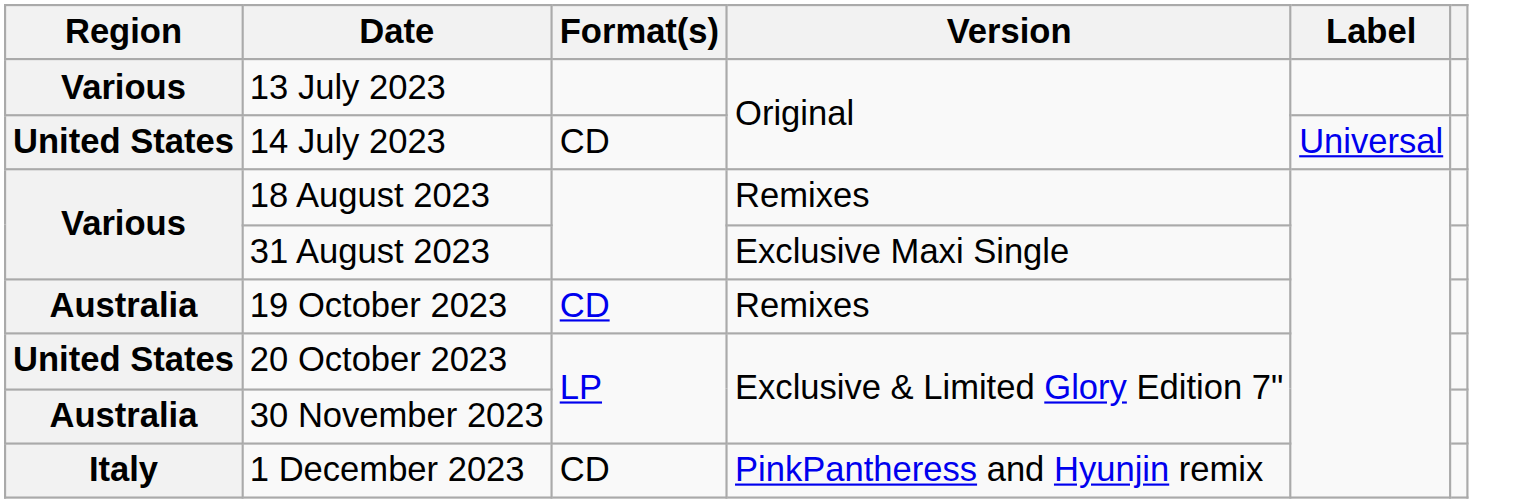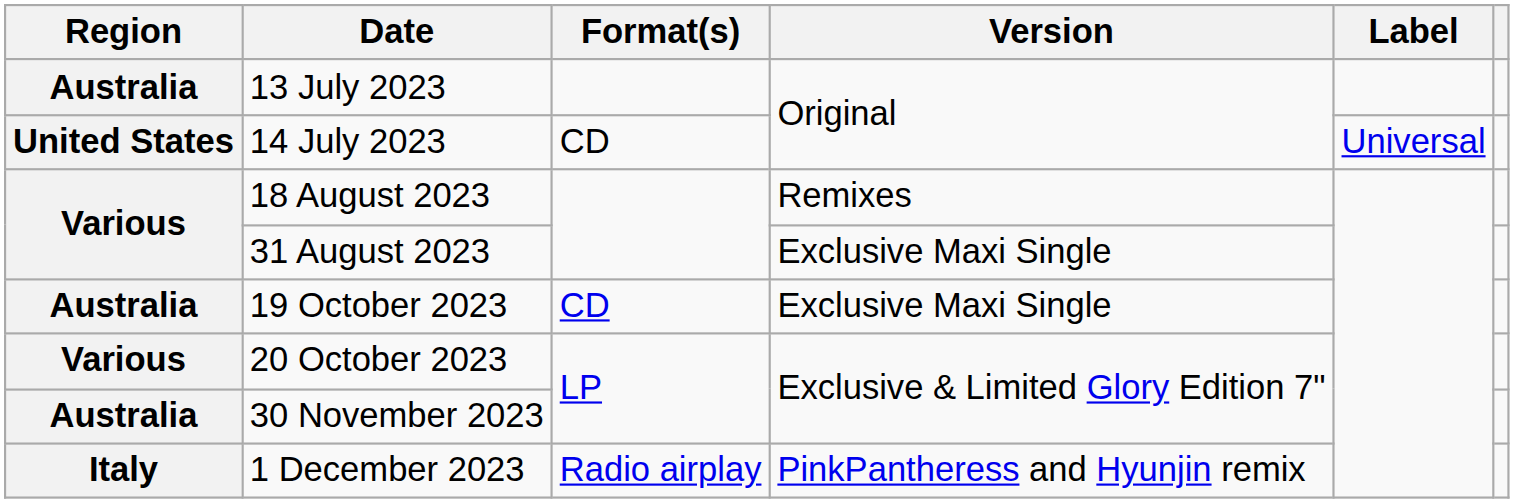(123, 86) Various -> (123, 86) Australia
(802, 305) Remixes -> (944, 305) Exclusive Maxi Single
(123, 360) United States -> (123, 360) Various
(585, 470) CD -> (661, 470) Radio airplay
